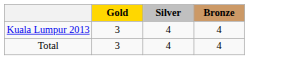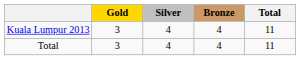+ column: (270, 13)
